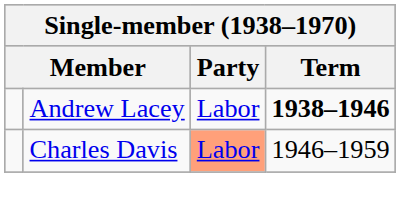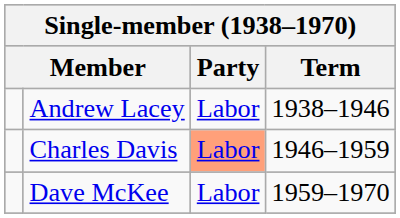(331, 108) bold -> (331, 108) normal
+ row: (99, 191)
